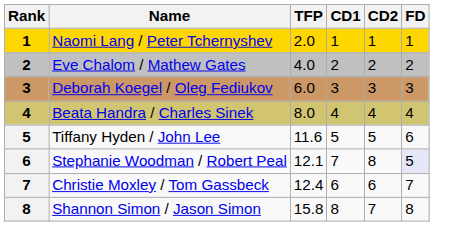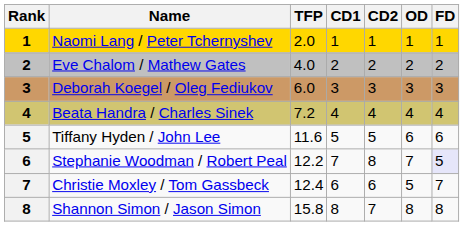+ column: (417, 16)
(304, 112) 8.0 -> (304, 112) 7.2
(309, 161) 12.1 -> (309, 161) 12.2
